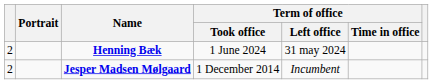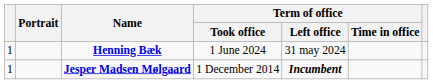(10, 50) 2 -> (10, 50) 1
(10, 69) 2 -> (10, 69) 1
(315, 69) normal -> (315, 69) bold
